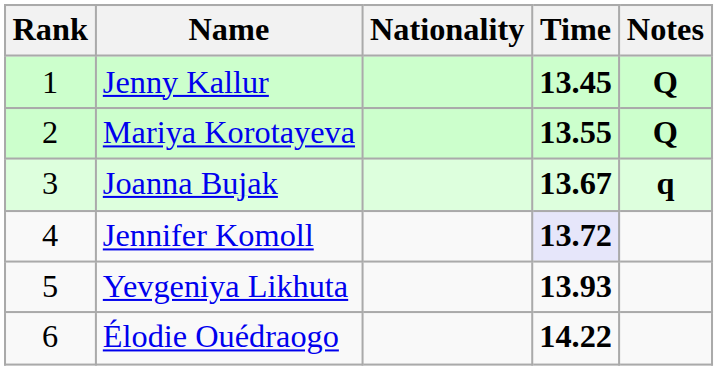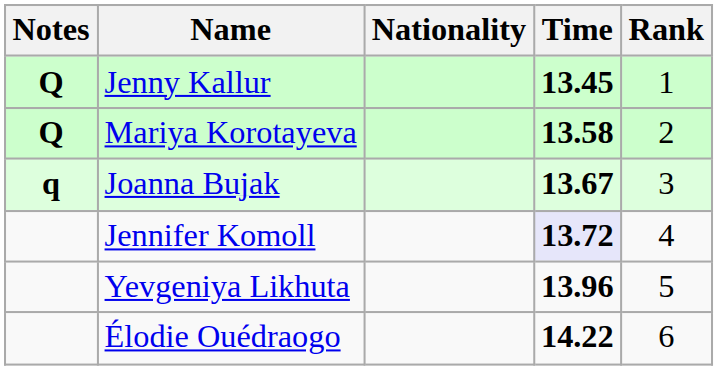columns swapped: (50, 30) <-> (665, 30)
(576, 132) 13.55 -> (577, 132) 13.58
(576, 286) 13.93 -> (577, 286) 13.96
